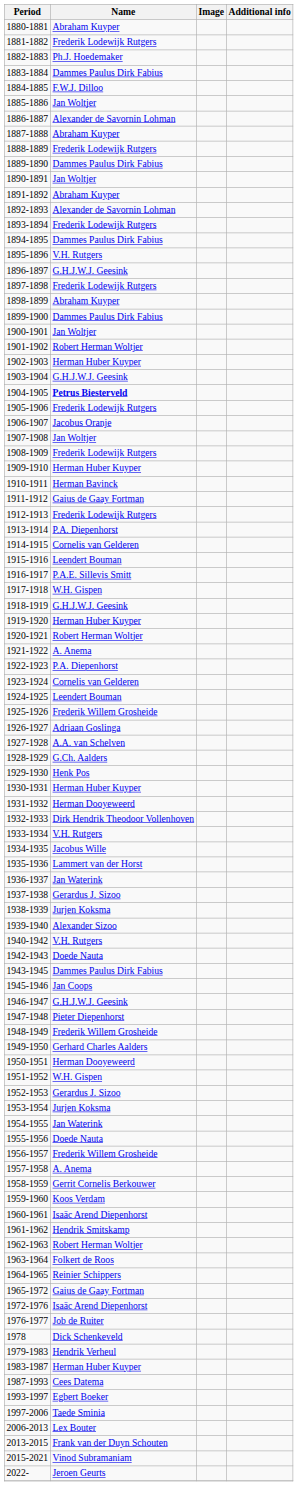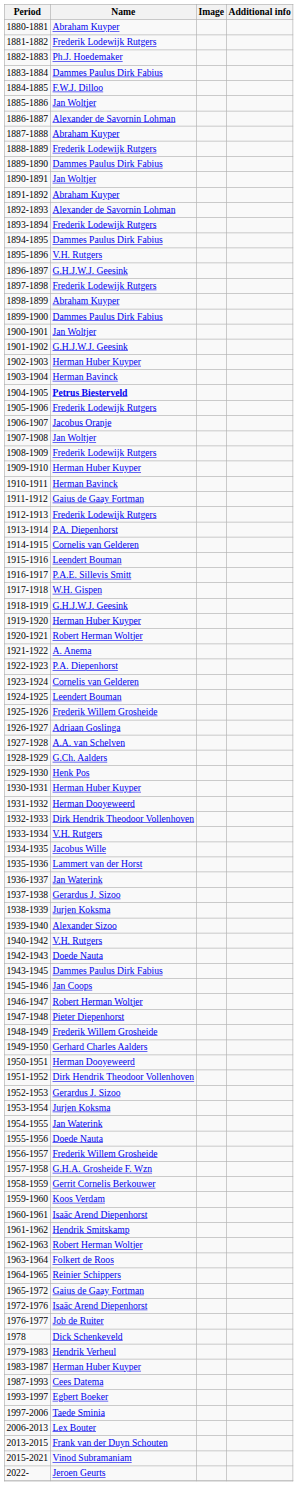(98, 347) Robert Herman Woltjer -> (90, 347) G.H.J.W.J. Geesink
(90, 377) G.H.J.W.J. Geesink -> (85, 377) Herman Bavinck
(90, 1001) G.H.J.W.J. Geesink -> (98, 1001) Robert Herman Woltjer
(77, 1077) W.H. Gispen -> (123, 1077) Dirk Hendrik Theodoor Vollenhoven
(72, 1169) A. Anema -> (102, 1169) G.H.A. Grosheide F. Wzn
